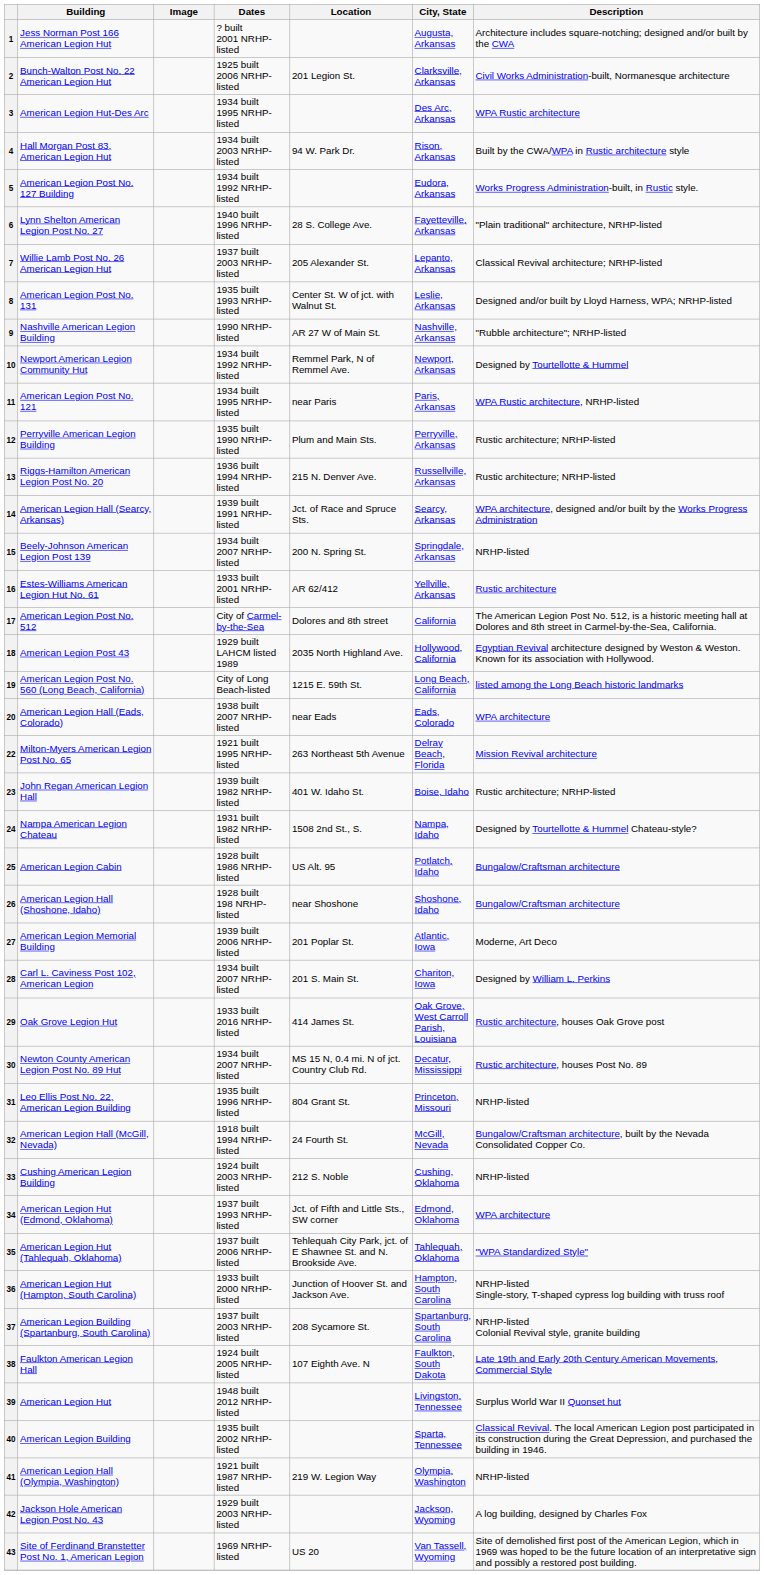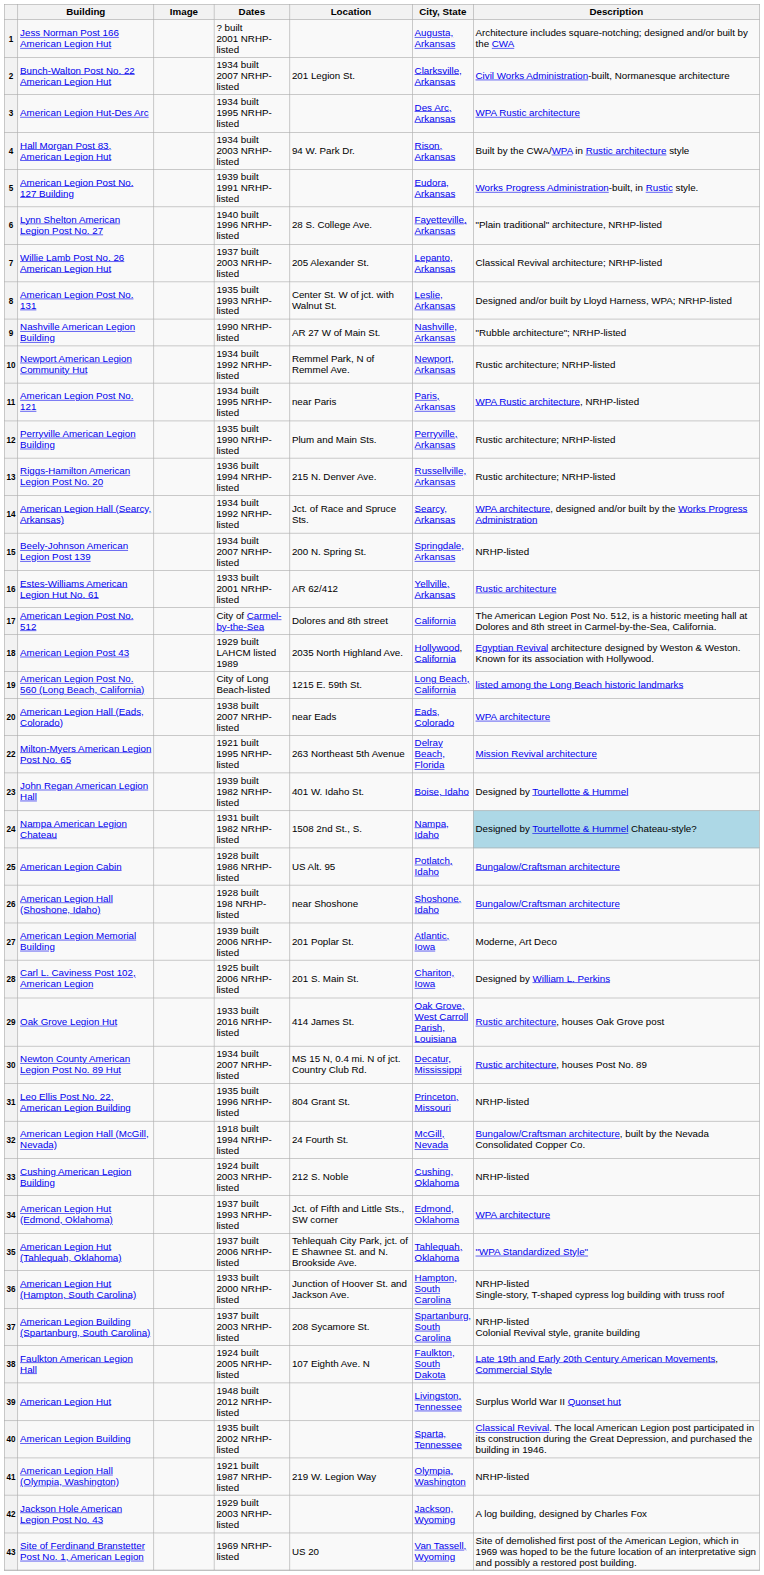(244, 76) 1925 built 2006 NRHP-listed -> (244, 76) 1934 built 2007 NRHP-listed
(244, 188) 1934 built 1992 NRHP-listed -> (244, 188) 1939 built 1991 NRHP-listed
(552, 364) Designed by Tourtellotte & Hummel -> (545, 364) Rustic architecture; NRHP-listed
(244, 514) 1939 built 1991 NRHP-listed -> (244, 514) 1934 built 1992 NRHP-listed
(545, 791) Rustic architecture; NRHP-listed -> (552, 791) Designed by Tourtellotte & Hummel
(586, 829) no background -> (586, 829) lightblue background
(244, 979) 1934 built 2007 NRHP-listed -> (244, 979) 1925 built 2006 NRHP-listed
